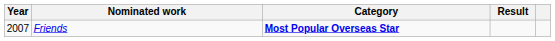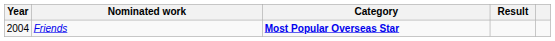(18, 28) 2007 -> (18, 28) 2004
